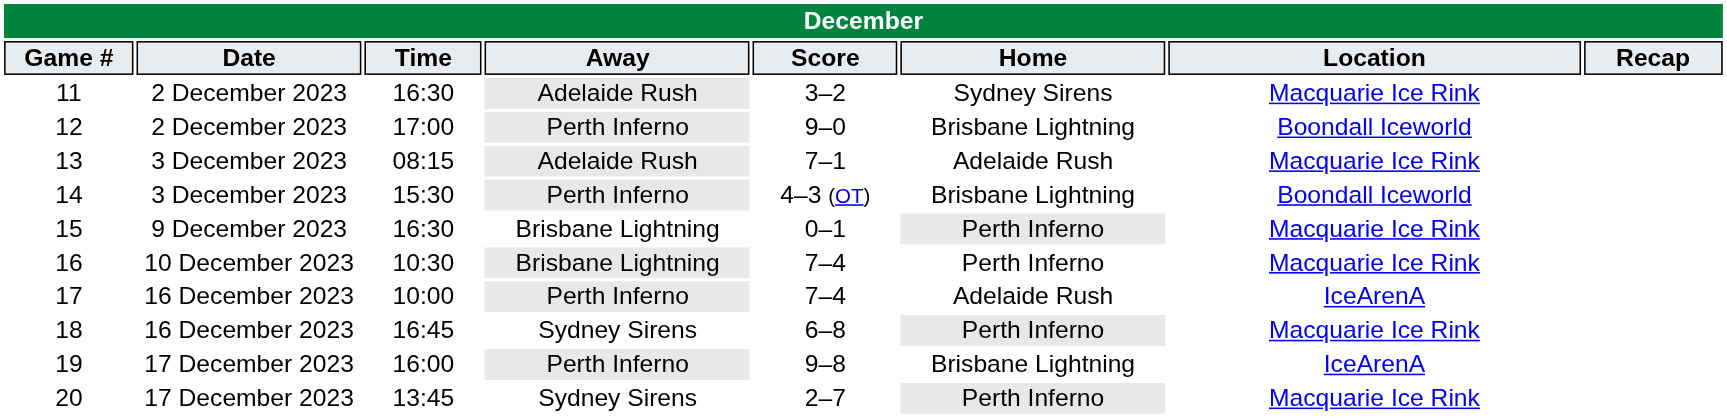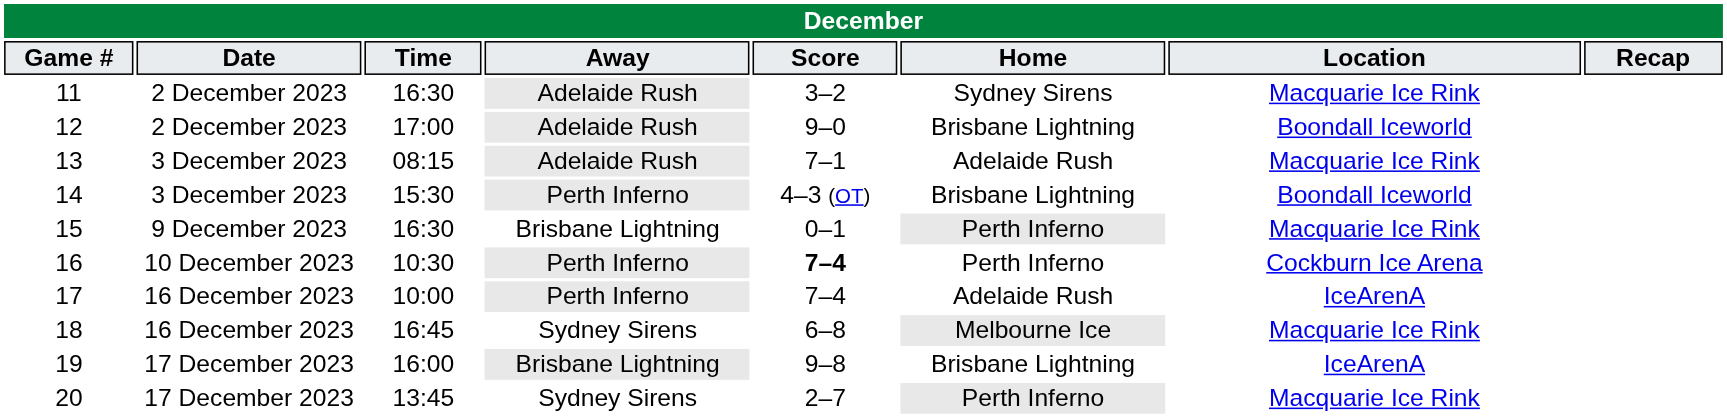(618, 127) Perth Inferno -> (618, 127) Adelaide Rush
(618, 262) Brisbane Lightning -> (618, 262) Perth Inferno
(825, 262) normal -> (825, 262) bold
(1374, 262) Macquarie Ice Rink -> (1374, 262) Cockburn Ice Arena
(1033, 330) Perth Inferno -> (1033, 330) Melbourne Ice
(618, 364) Perth Inferno -> (618, 364) Brisbane Lightning
